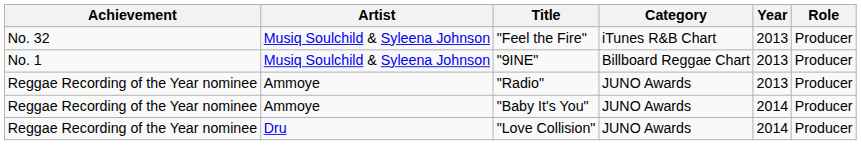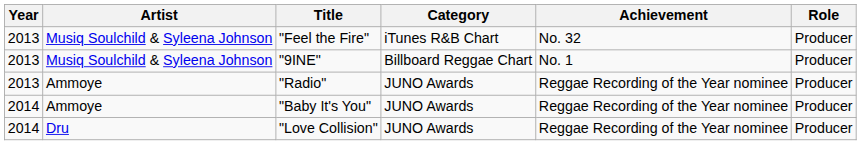columns swapped: (772, 15) <-> (132, 15)
